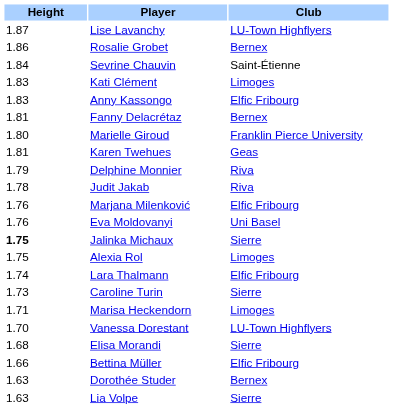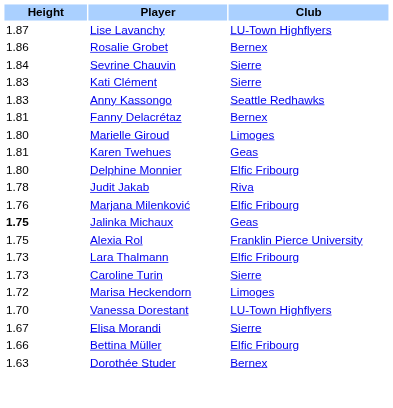(265, 65) Saint-Étienne -> (246, 65) Sierre
(252, 82) Limoges -> (246, 82) Sierre
(265, 100) Elfic Fribourg -> (277, 100) Seattle Redhawks
(296, 135) Franklin Pierce University -> (252, 135) Limoges
(17, 170) 1.79 -> (17, 170) 1.80
(242, 170) Riva -> (265, 170) Elfic Fribourg
- row: (131, 222)
(246, 240) Sierre -> (244, 222) Geas
(252, 257) Limoges -> (296, 240) Franklin Pierce University
(17, 275) 1.74 -> (17, 257) 1.73
(17, 310) 1.71 -> (17, 292) 1.72
(17, 345) 1.68 -> (17, 327) 1.67
- row: (114, 398)
